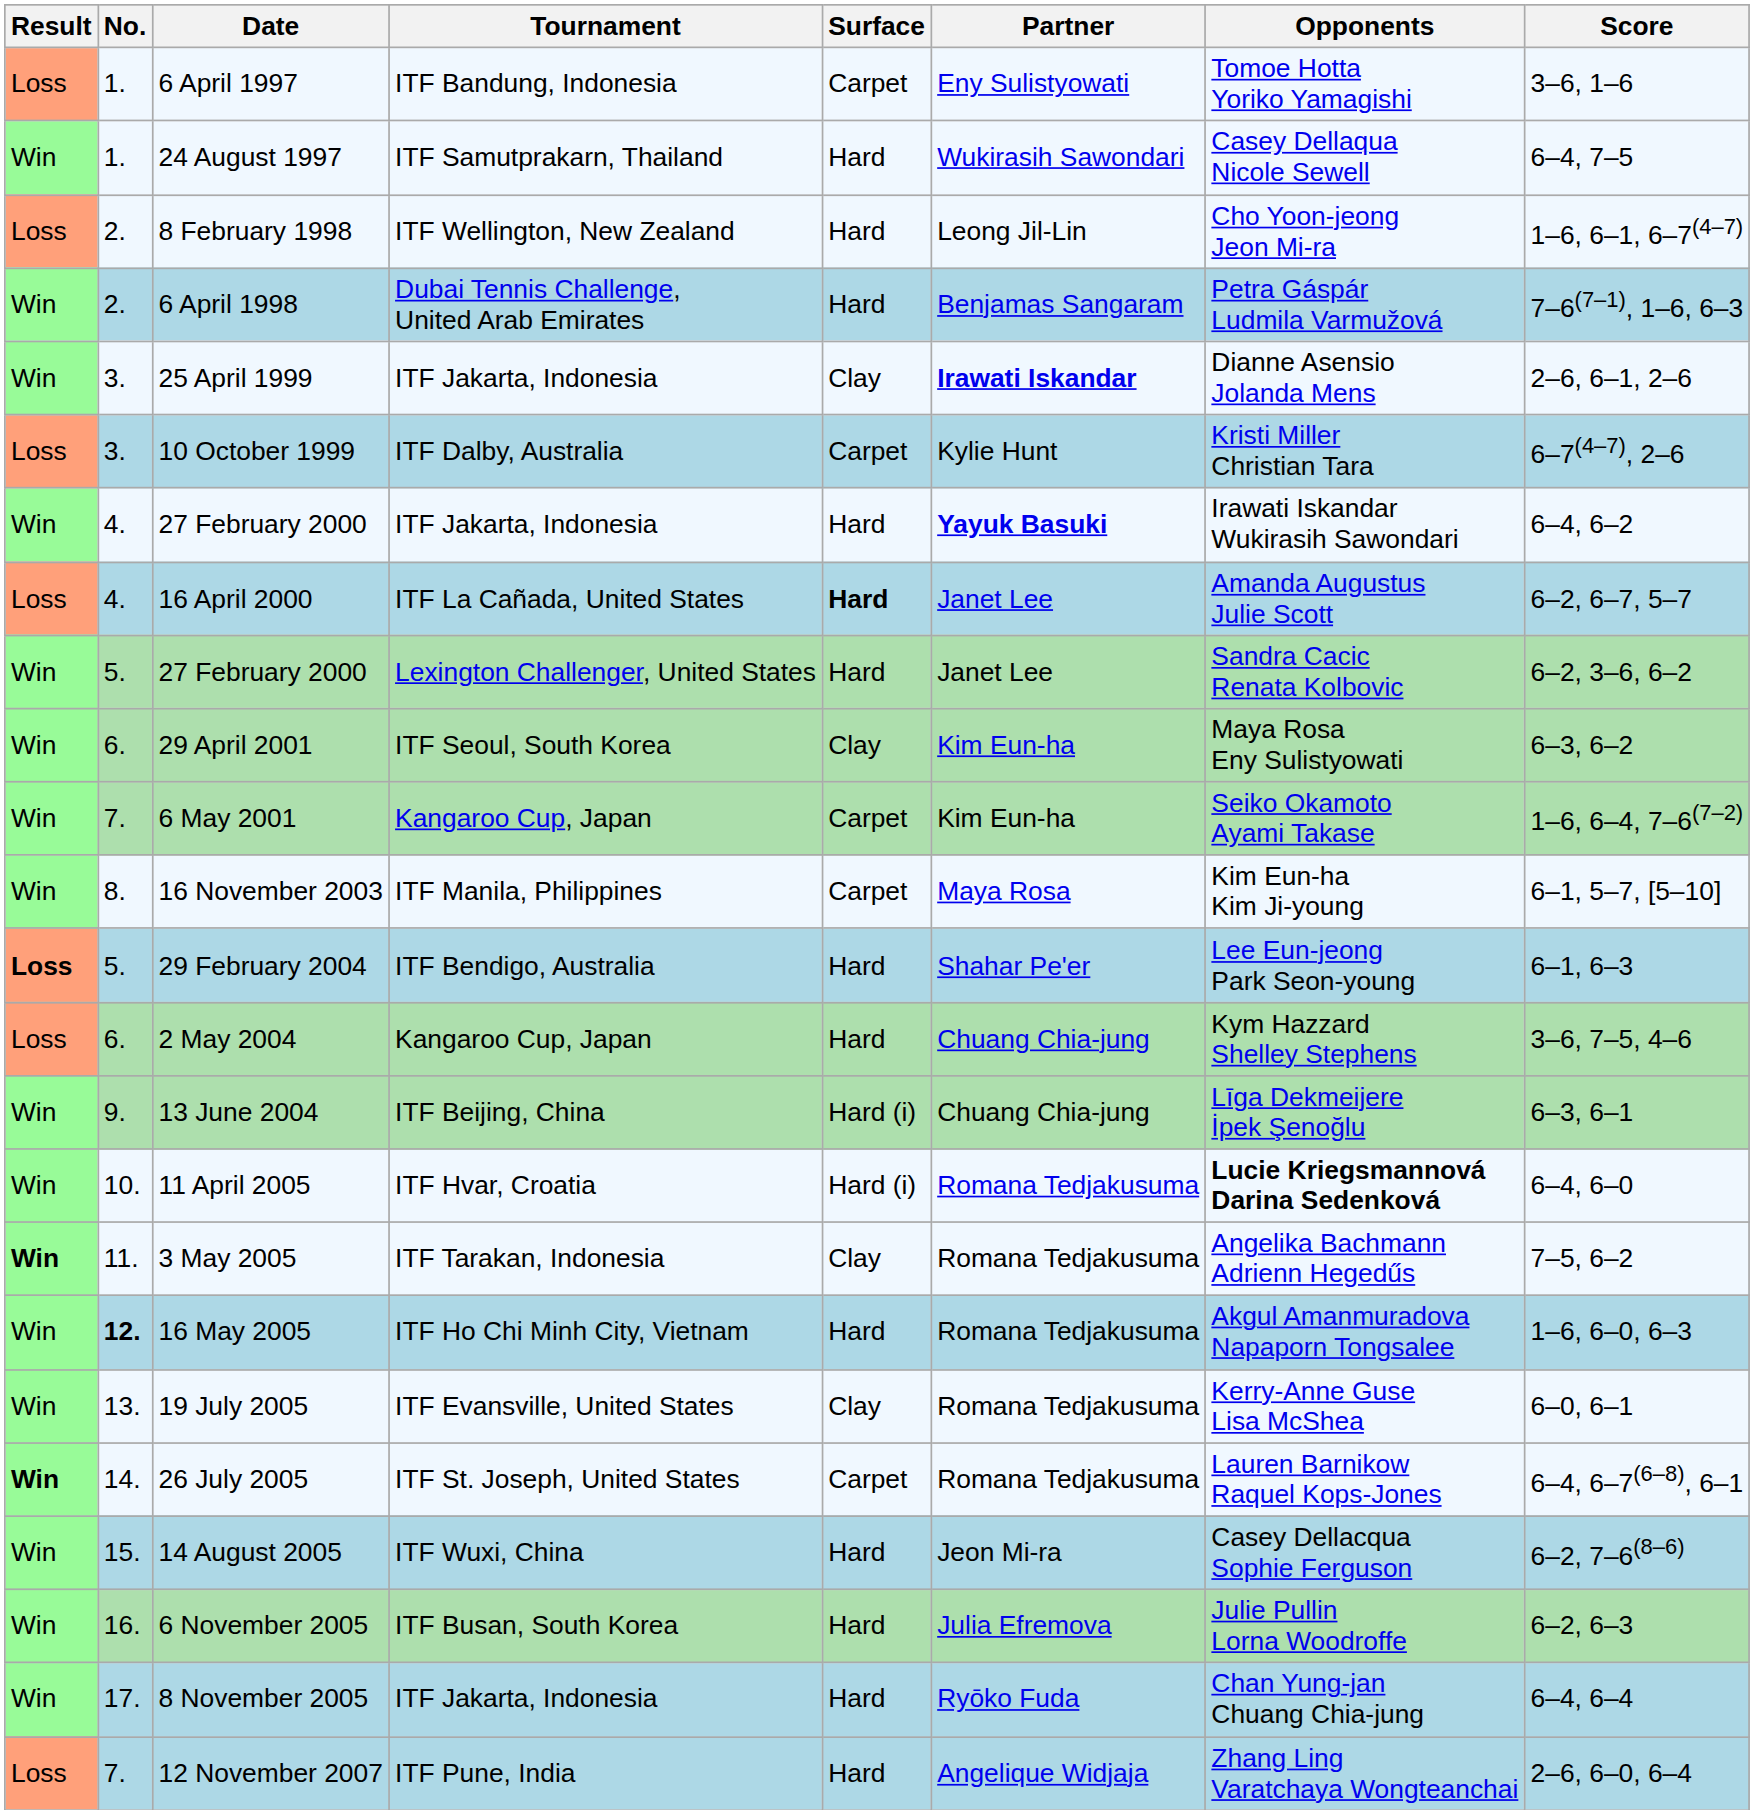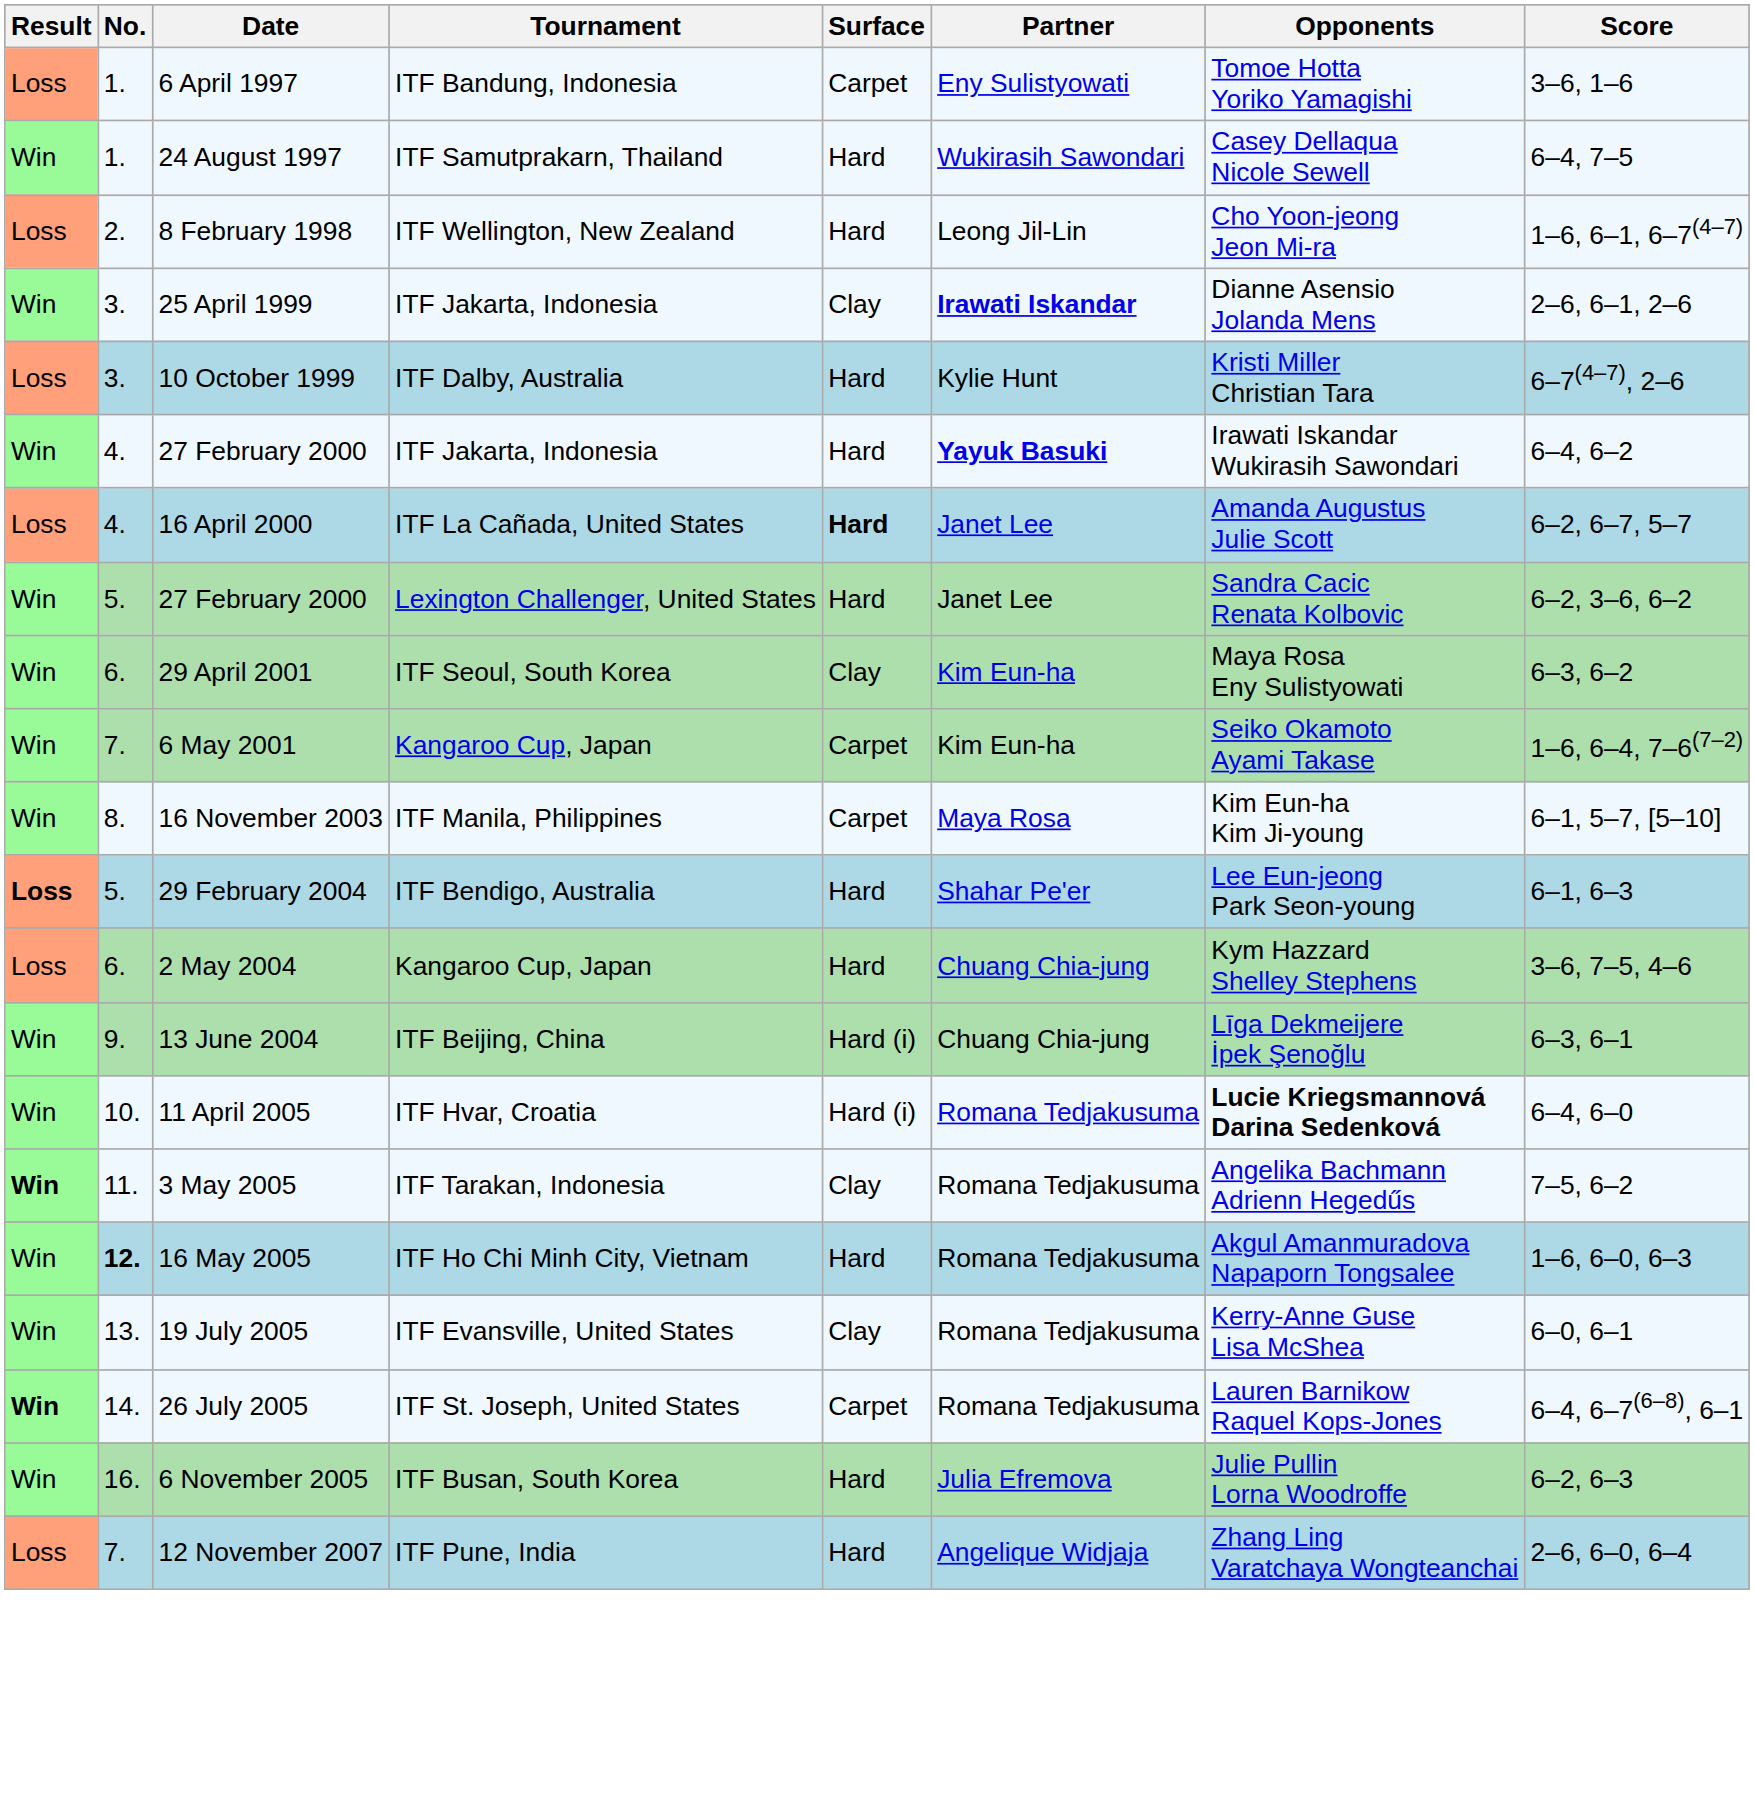- row: (228, 303)
(868, 450) Carpet -> (857, 377) Hard
- row: (250, 1551)
- row: (263, 1698)
